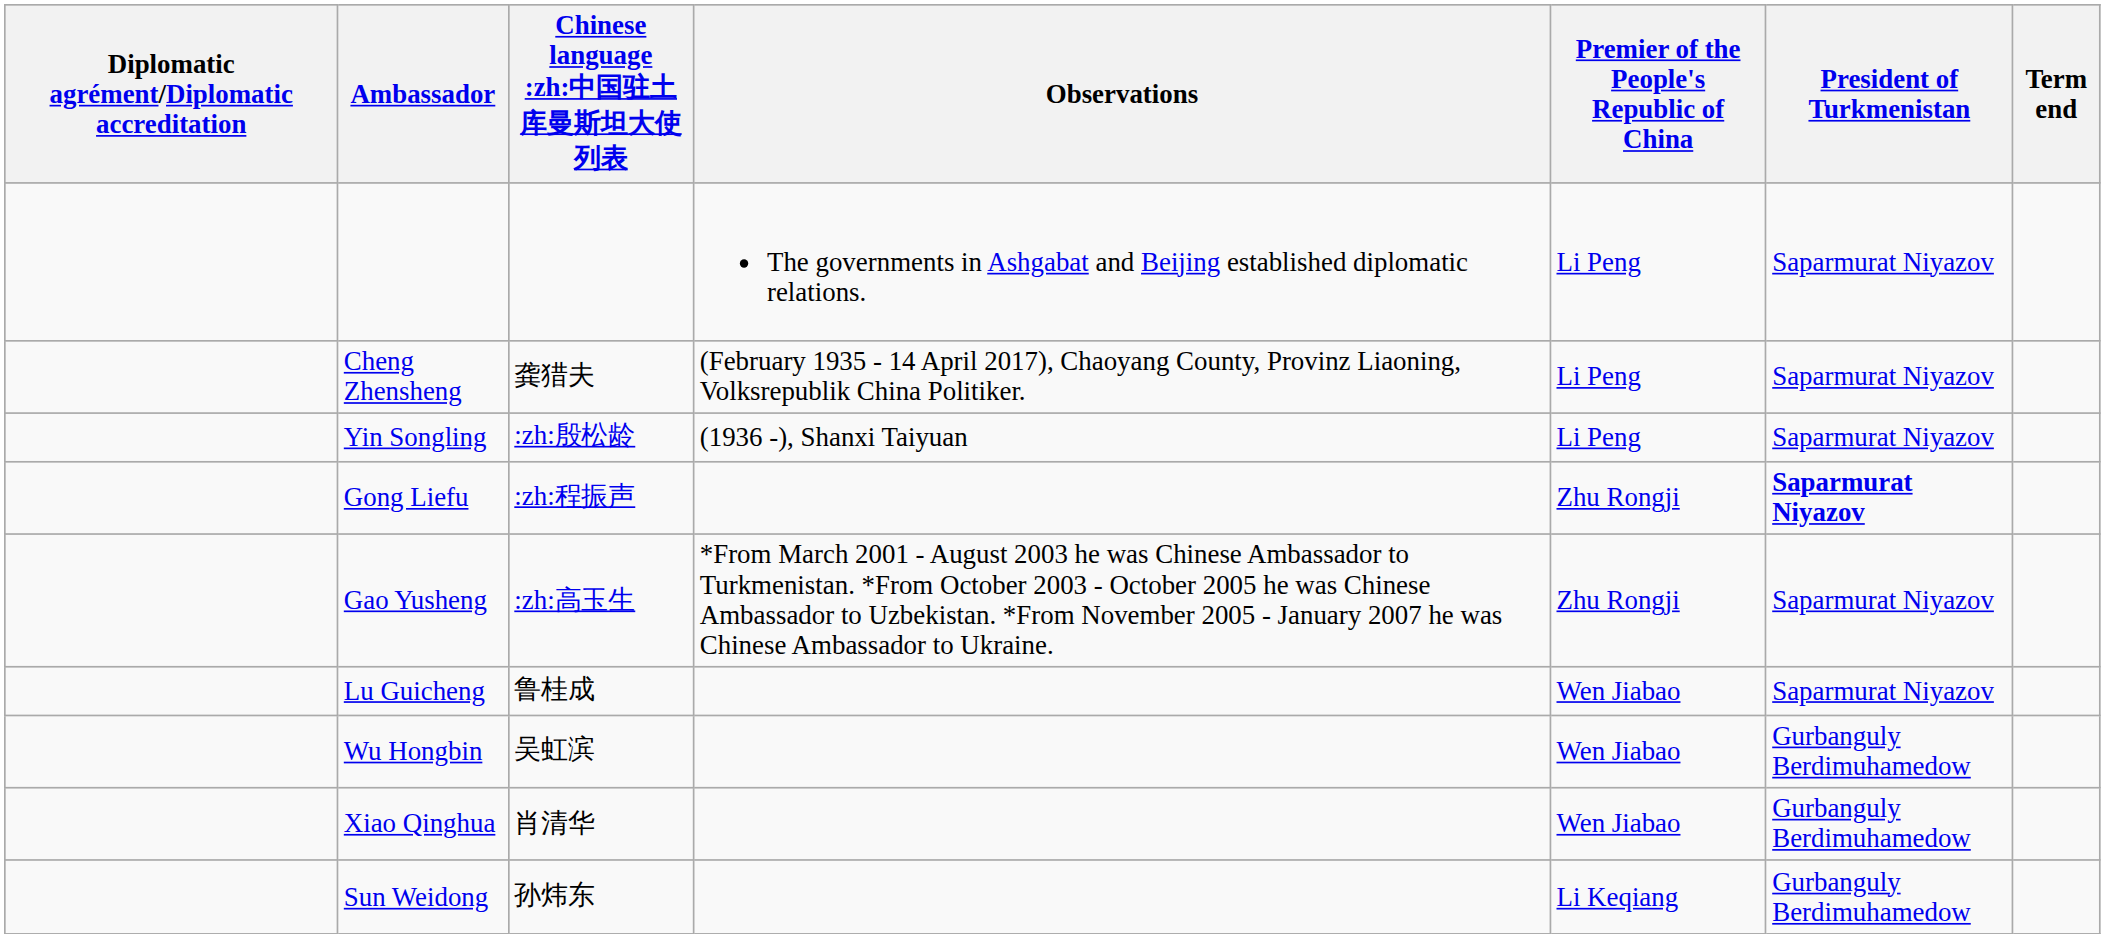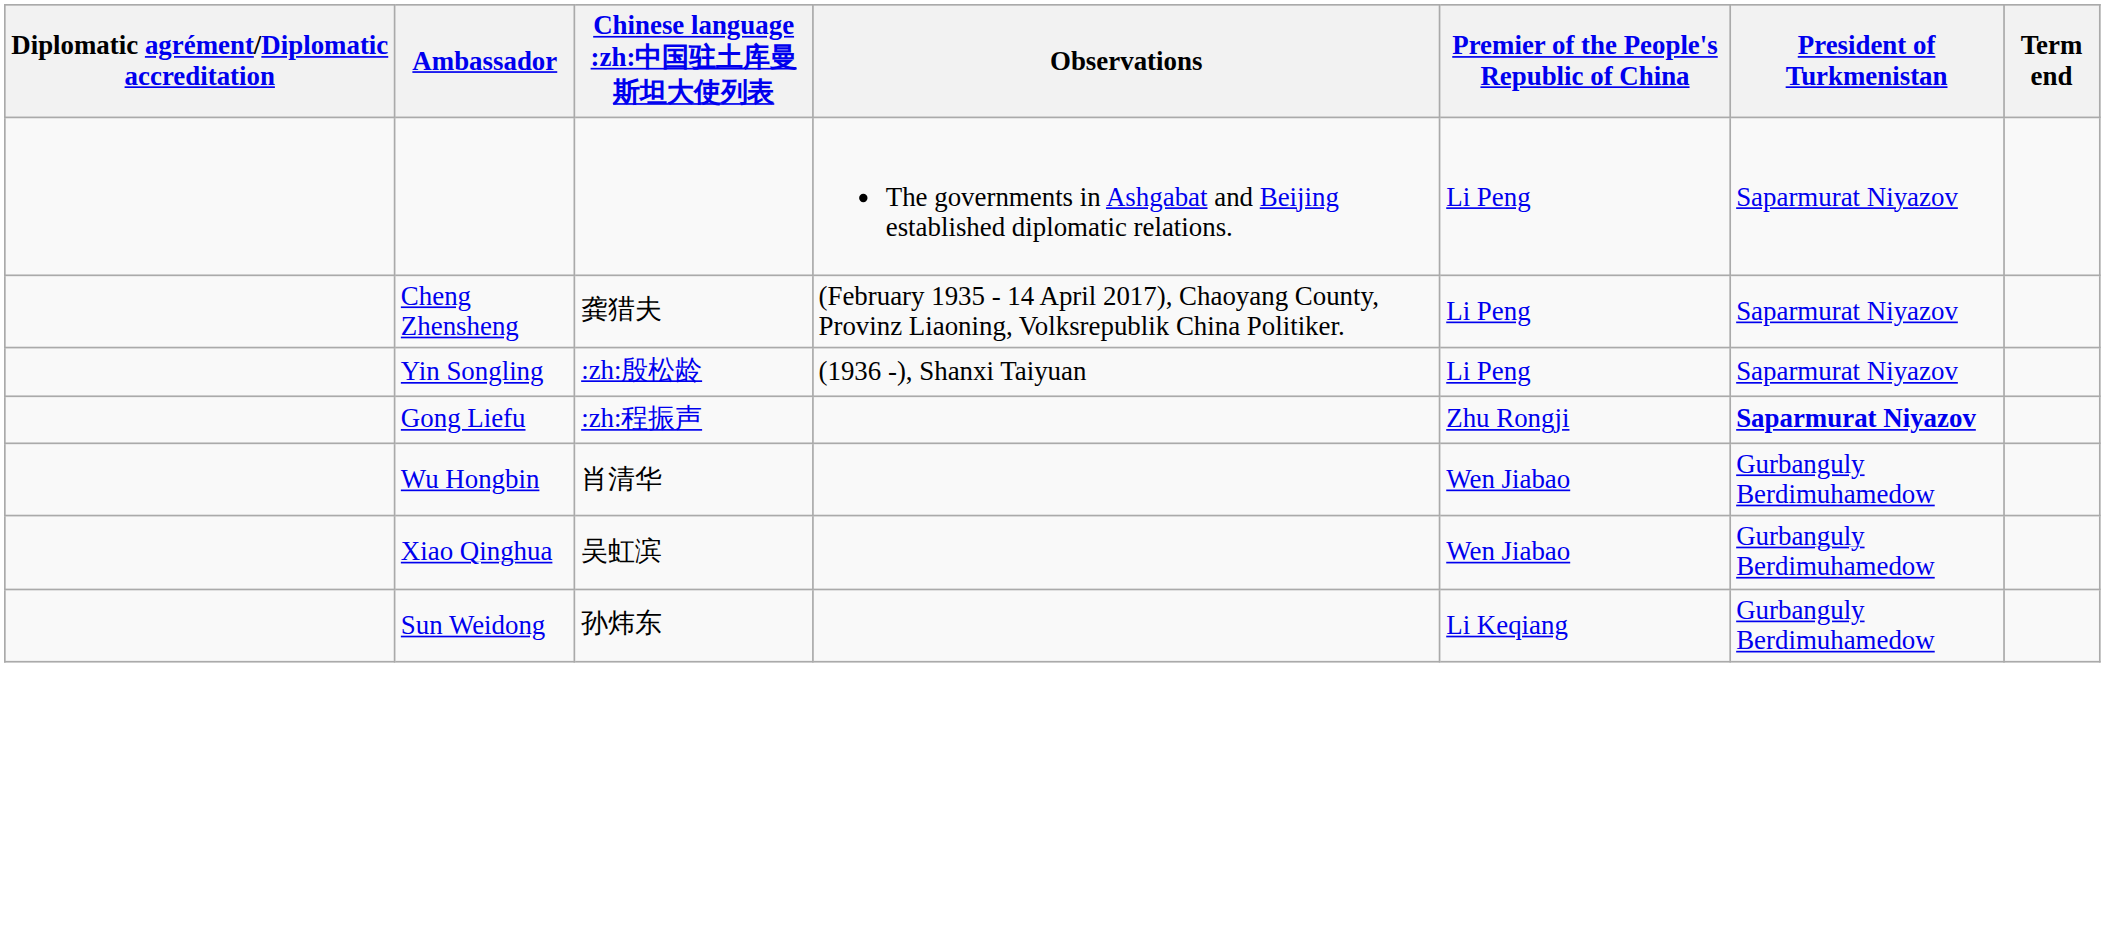- row: (415, 600)
- row: (414, 690)
(555, 750) 吴虹滨 -> (621, 478) 肖清华
(555, 822) 肖清华 -> (621, 551) 吴虹滨
